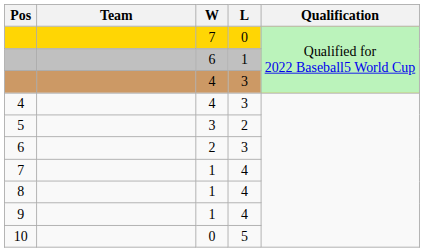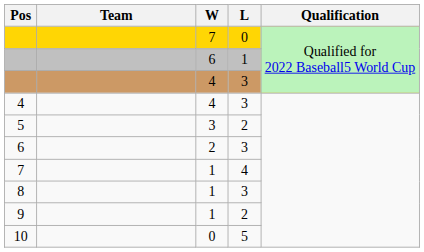(244, 192) 4 -> (244, 192) 3
(244, 214) 4 -> (244, 214) 2
